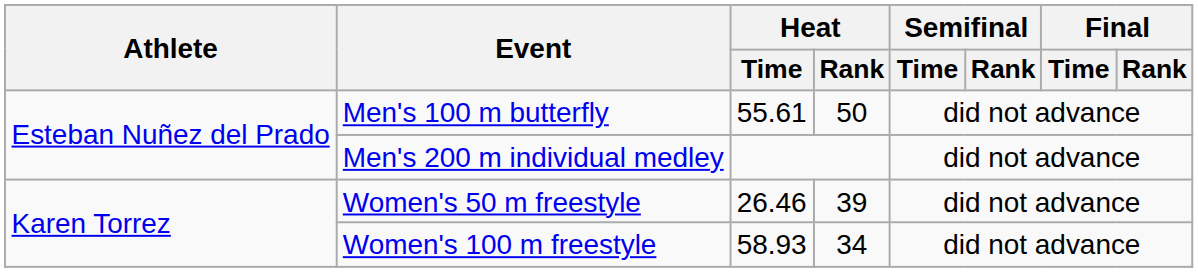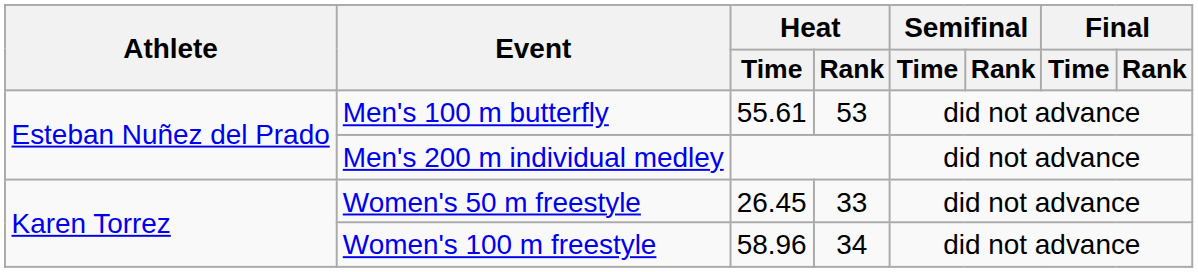(852, 113) 50 -> (852, 113) 53
(772, 201) 26.46 -> (772, 201) 26.45
(852, 201) 39 -> (852, 201) 33
(772, 246) 58.93 -> (772, 246) 58.96
